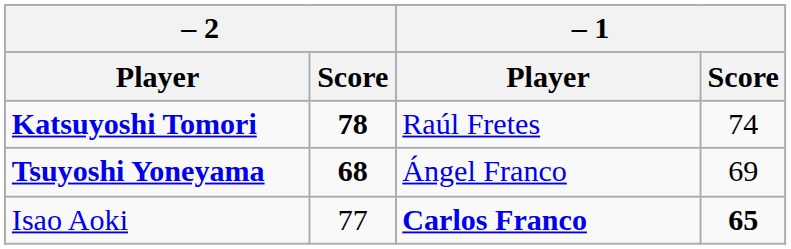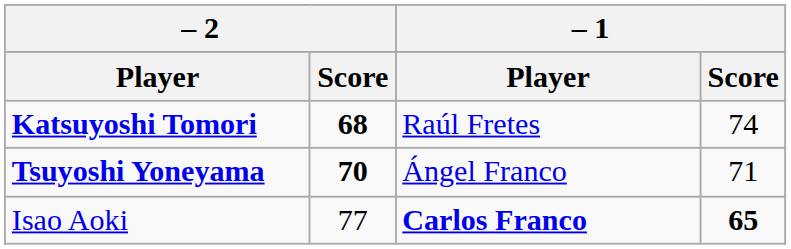(353, 123) 78 -> (353, 123) 68
(353, 171) 68 -> (353, 171) 70
(743, 171) 69 -> (743, 171) 71
